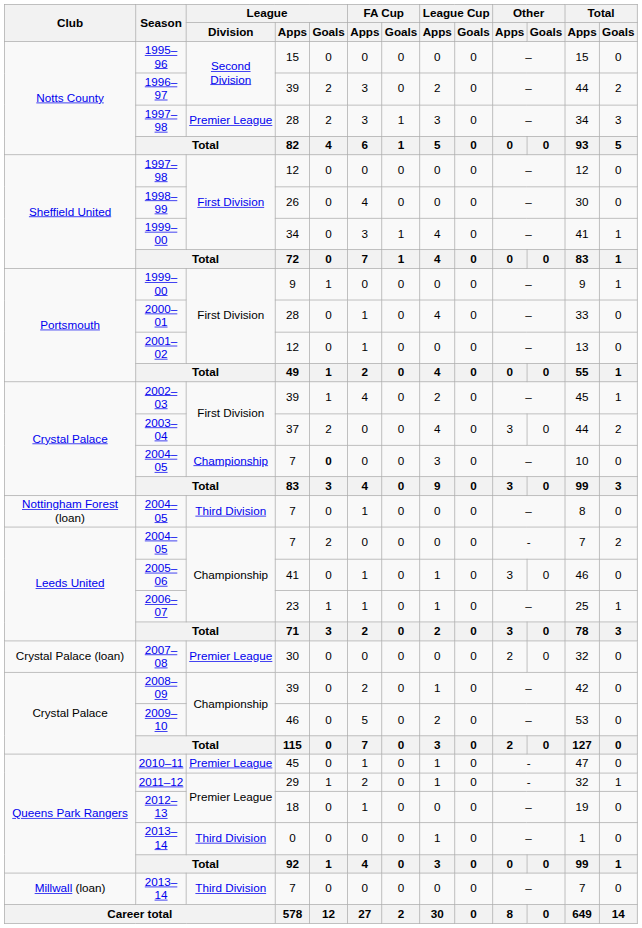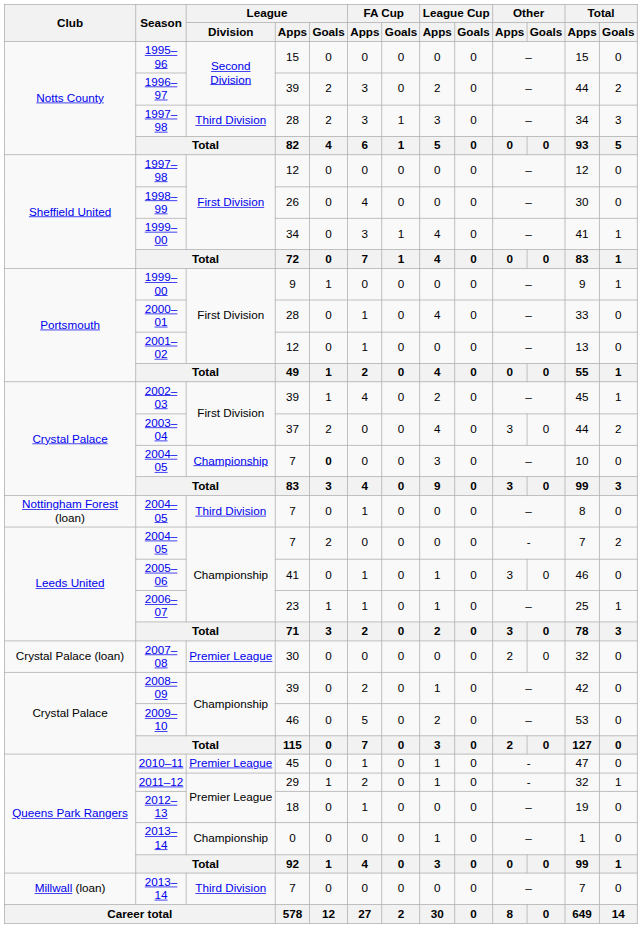(231, 120) Premier League -> (231, 120) Third Division
(231, 838) Third Division -> (231, 838) Championship
